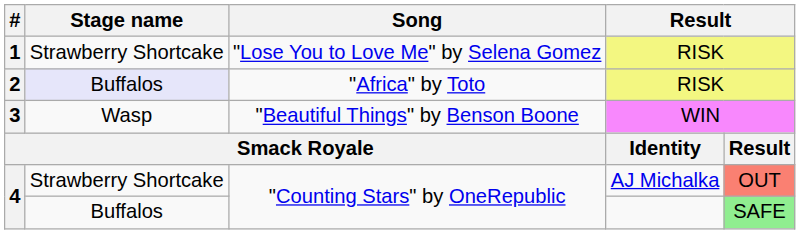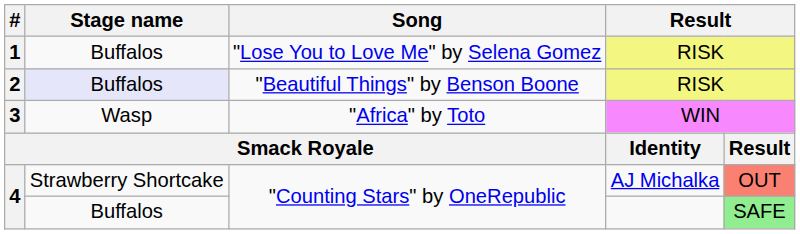(127, 52) Strawberry Shortcake -> (127, 52) Buffalos
(417, 84) "Africa" by Toto -> (417, 84) "Beautiful Things" by Benson Boone
(417, 116) "Beautiful Things" by Benson Boone -> (417, 116) "Africa" by Toto
